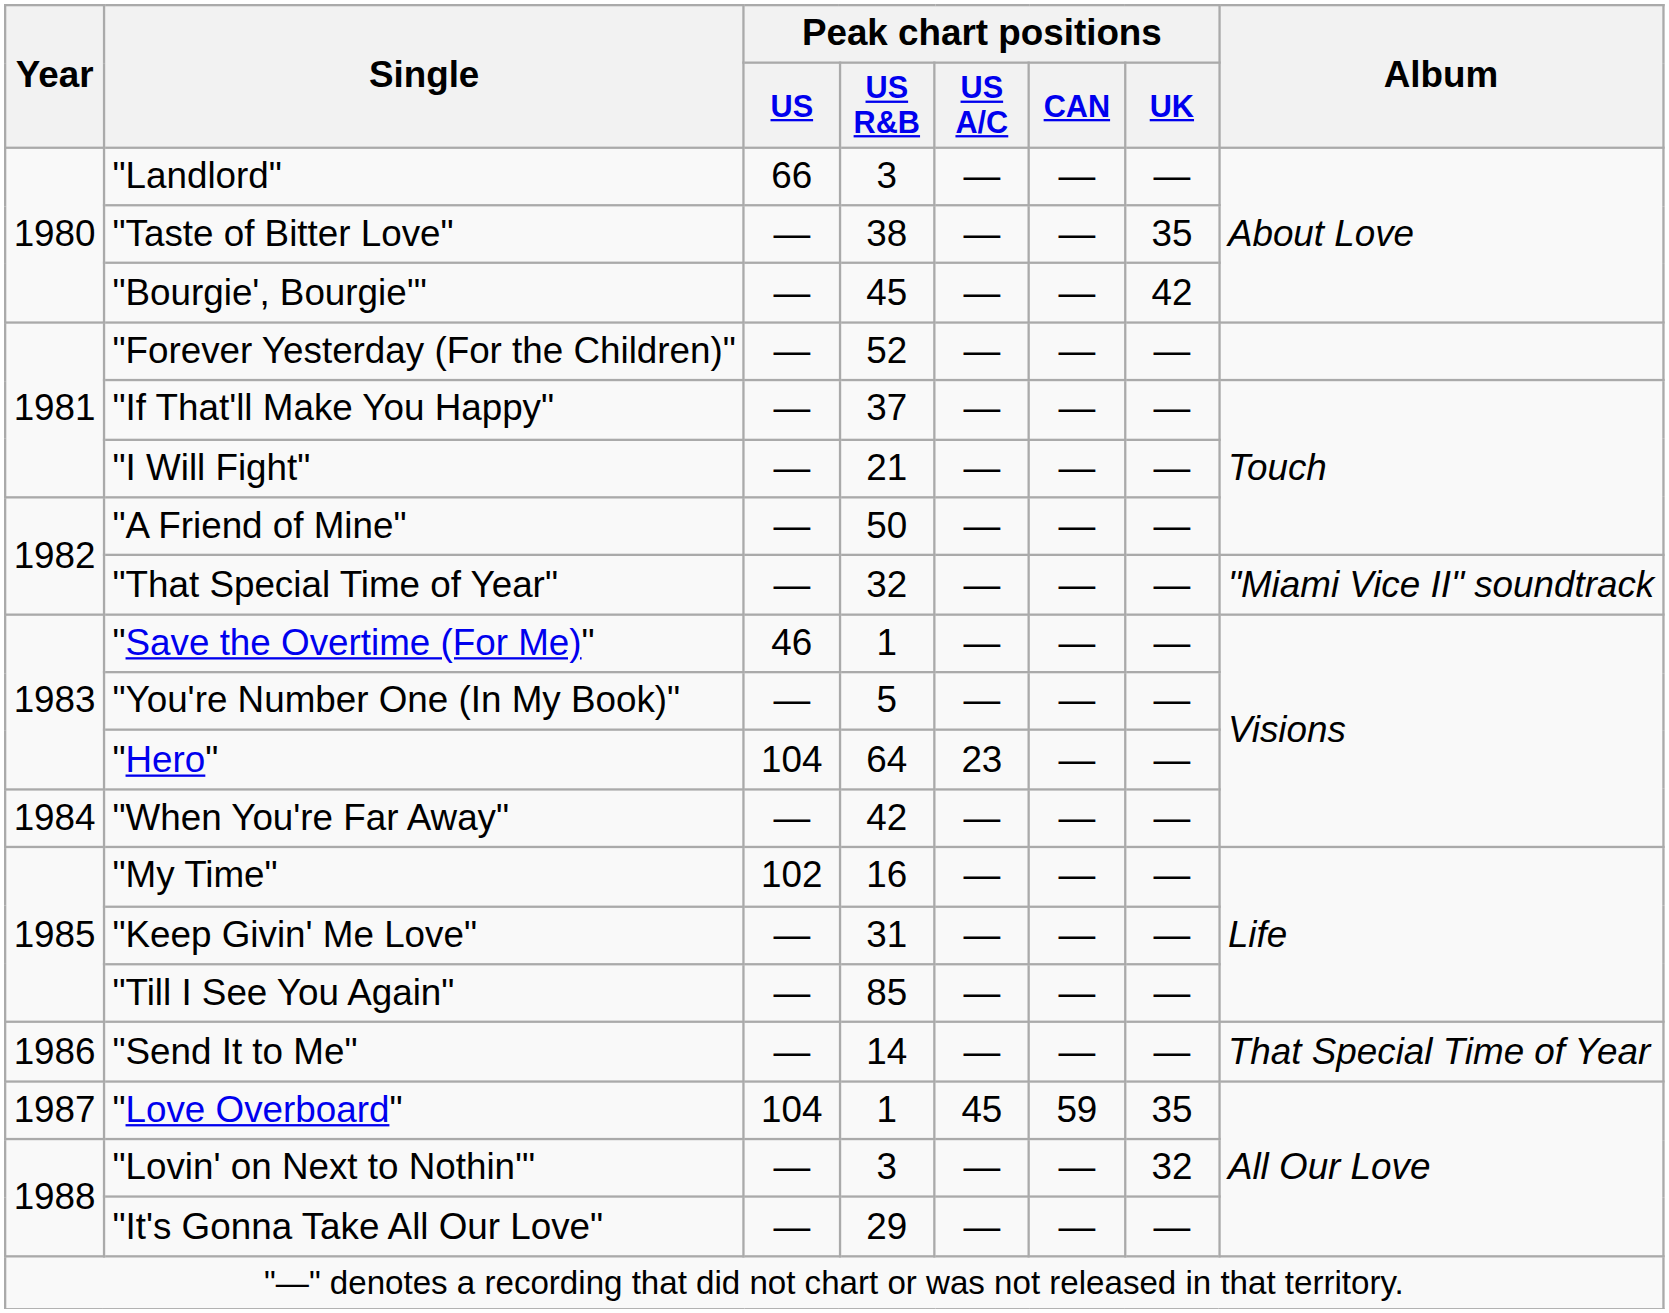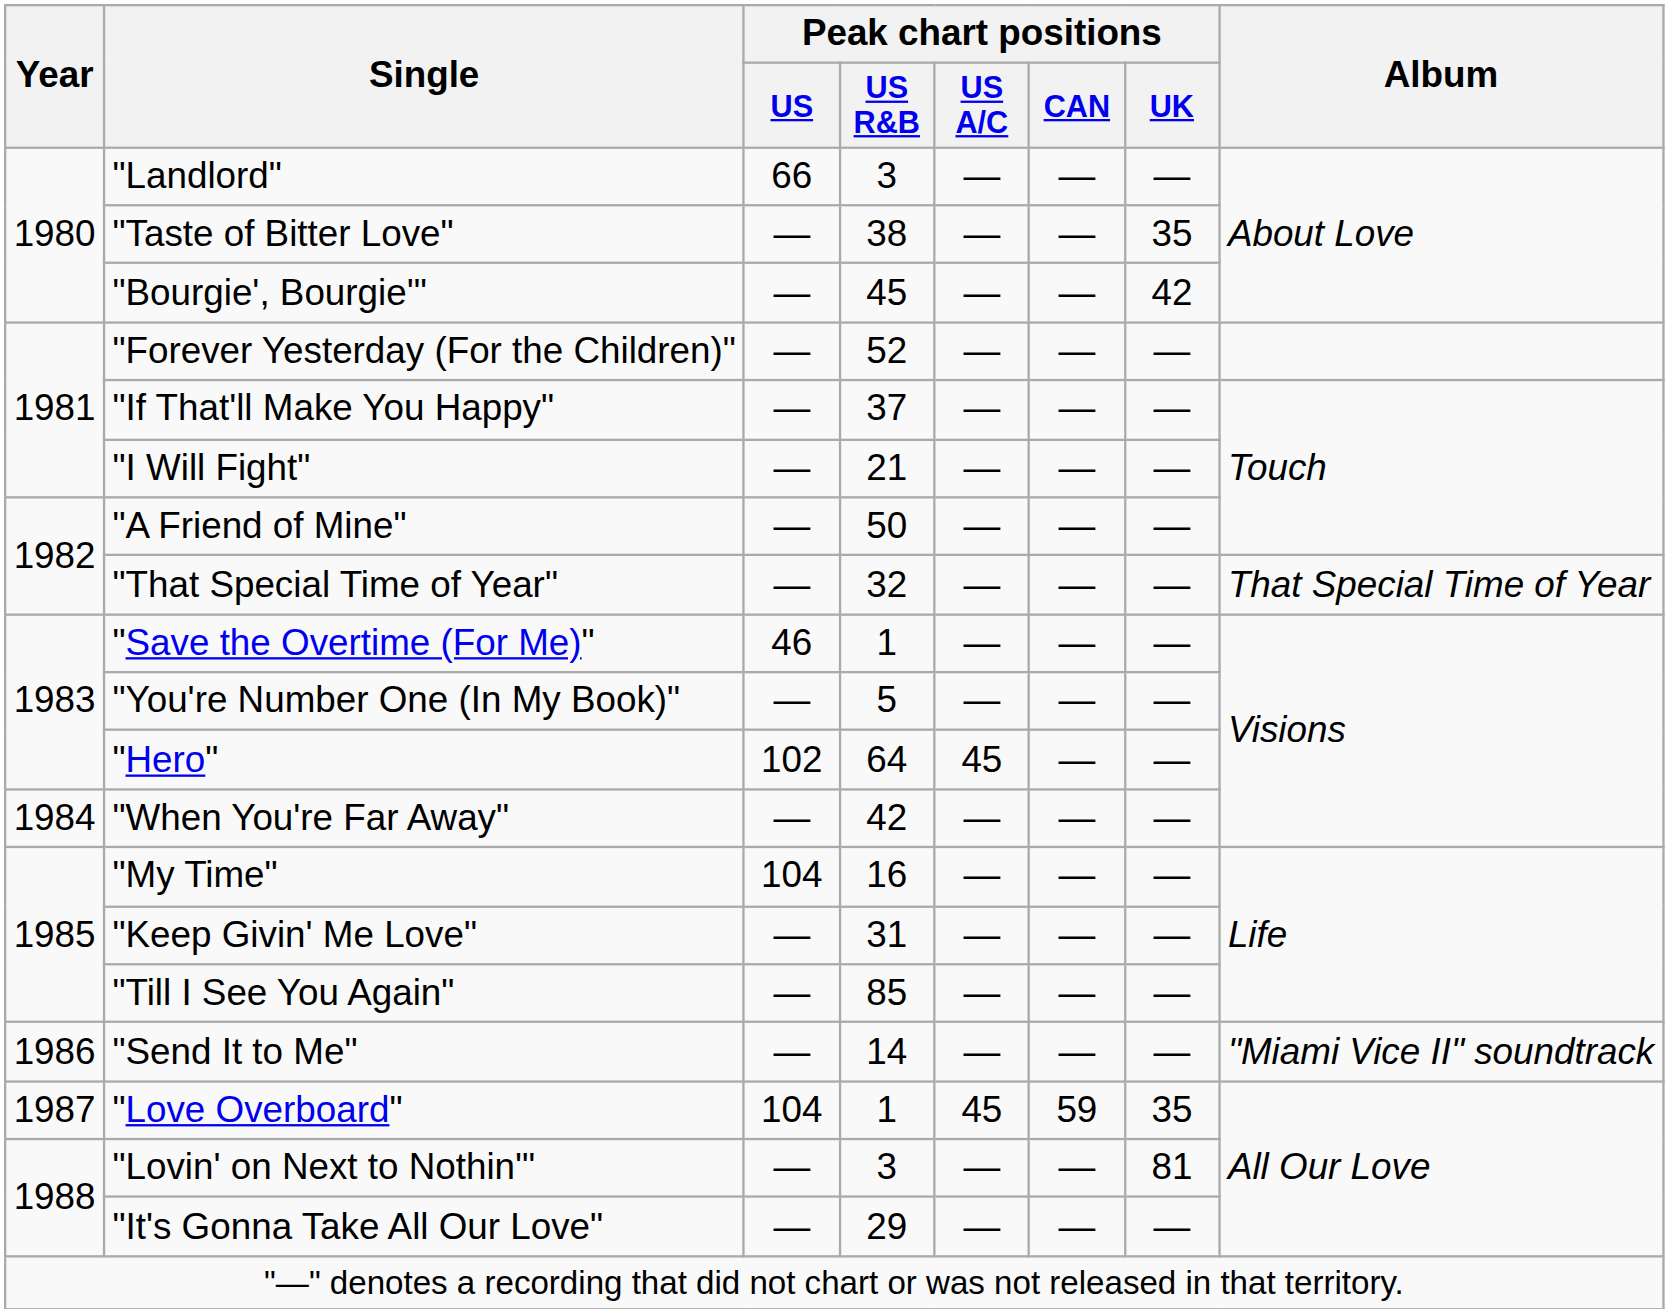(1441, 584) "Miami Vice II" soundtrack -> (1439, 584) That Special Time of Year
(792, 759) 104 -> (792, 759) 102
(982, 759) 23 -> (982, 759) 45
(792, 875) 102 -> (792, 875) 104
(1439, 1050) That Special Time of Year -> (1441, 1050) "Miami Vice II" soundtrack
(1172, 1167) 32 -> (1172, 1167) 81
